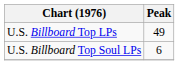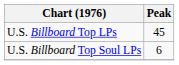(159, 32) 49 -> (159, 32) 45
